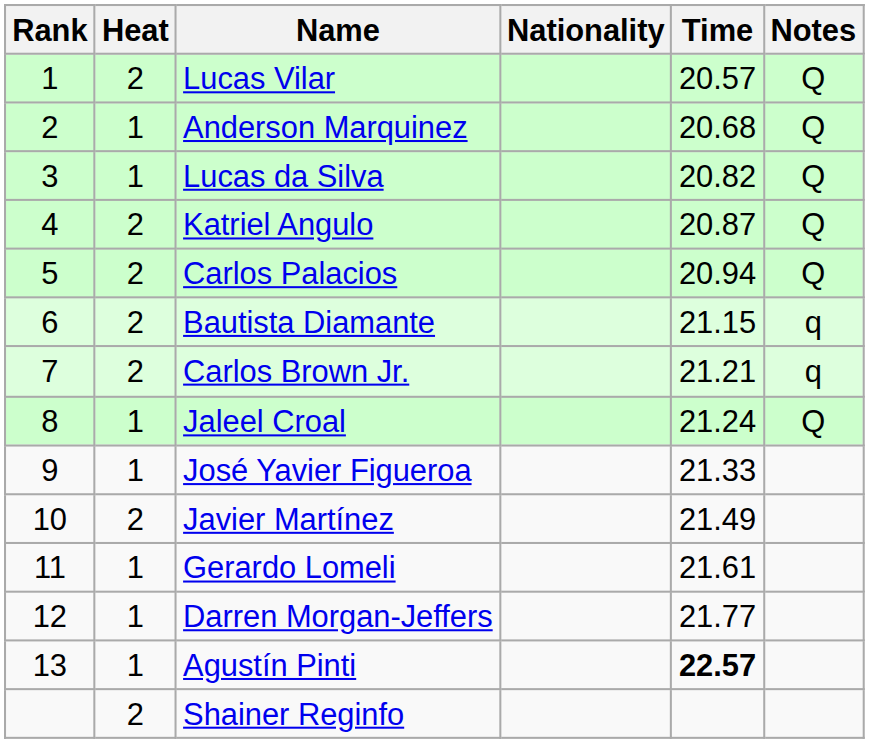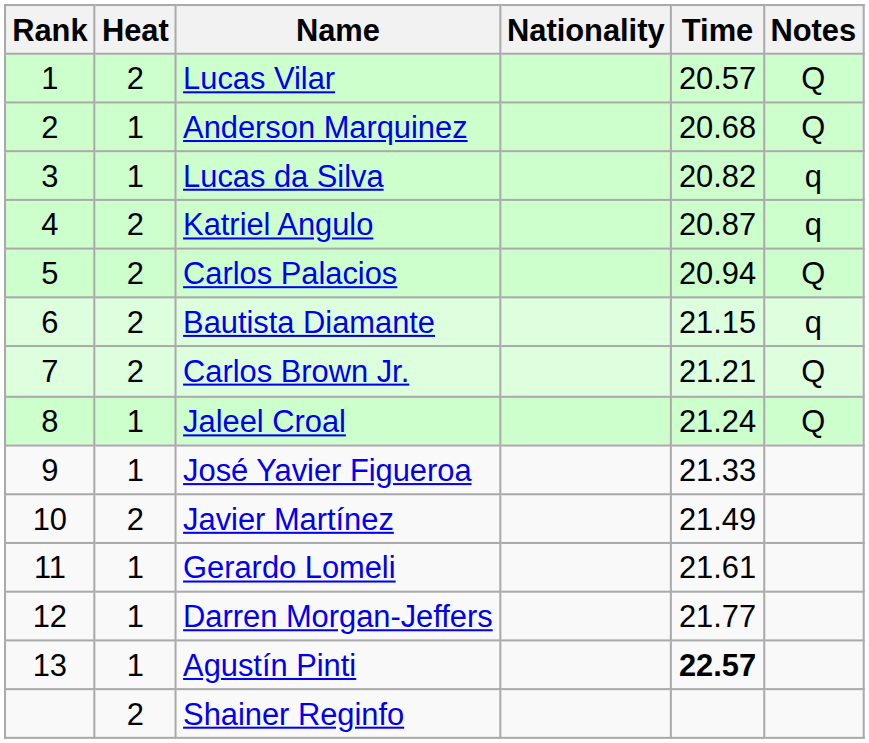(813, 176) Q -> (813, 176) q
(813, 225) Q -> (813, 225) q
(813, 372) q -> (813, 372) Q
